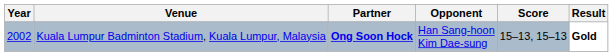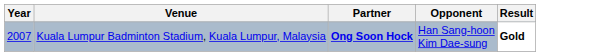- column: (533, 13)
(19, 37) 2002 -> (19, 37) 2007
